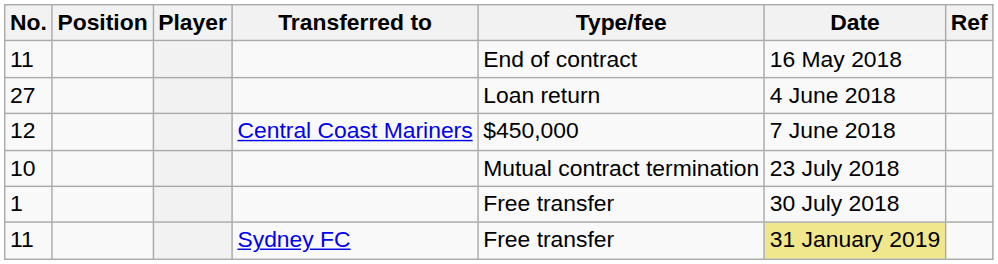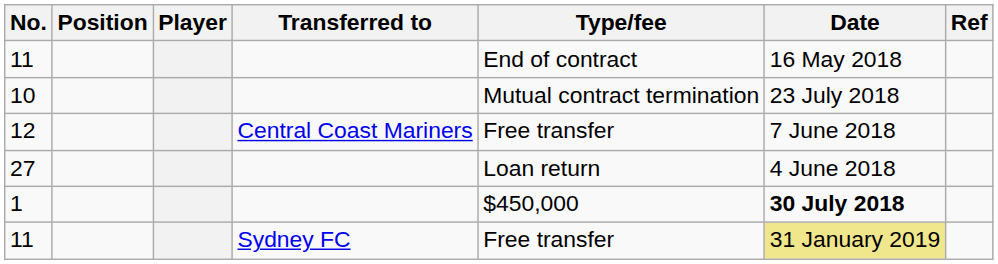rows swapped: (23, 95) <-> (23, 167)
(531, 131) $450,000 -> (549, 131) Free transfer
(549, 204) Free transfer -> (531, 204) $450,000
(835, 204) normal -> (837, 204) bold
